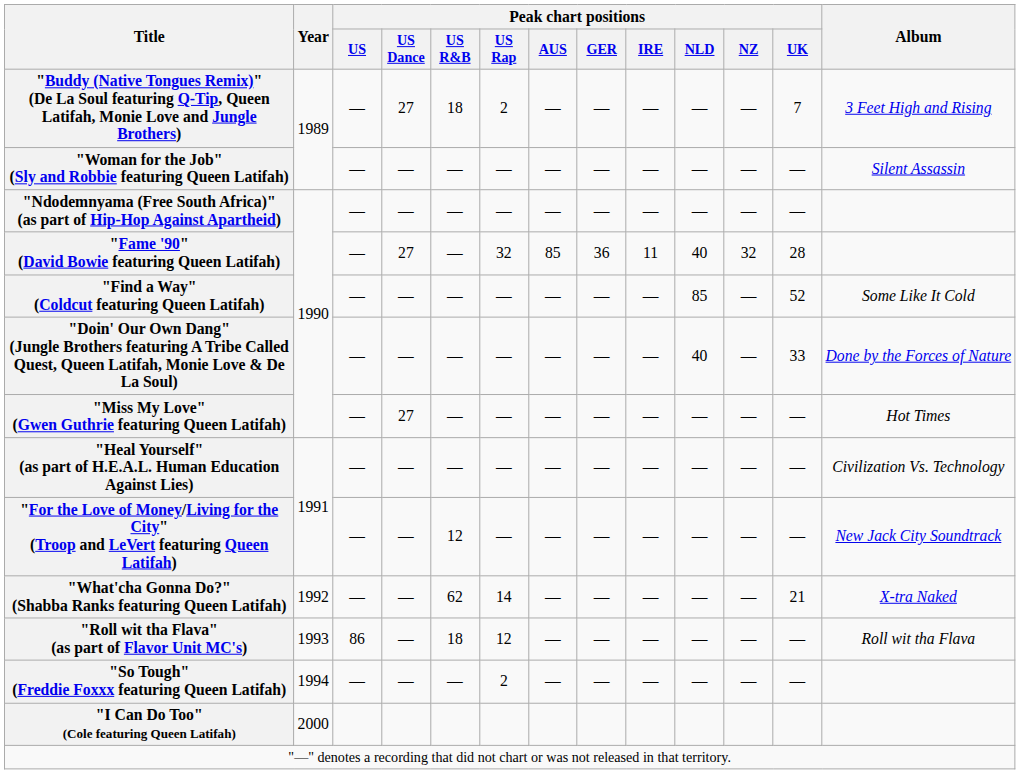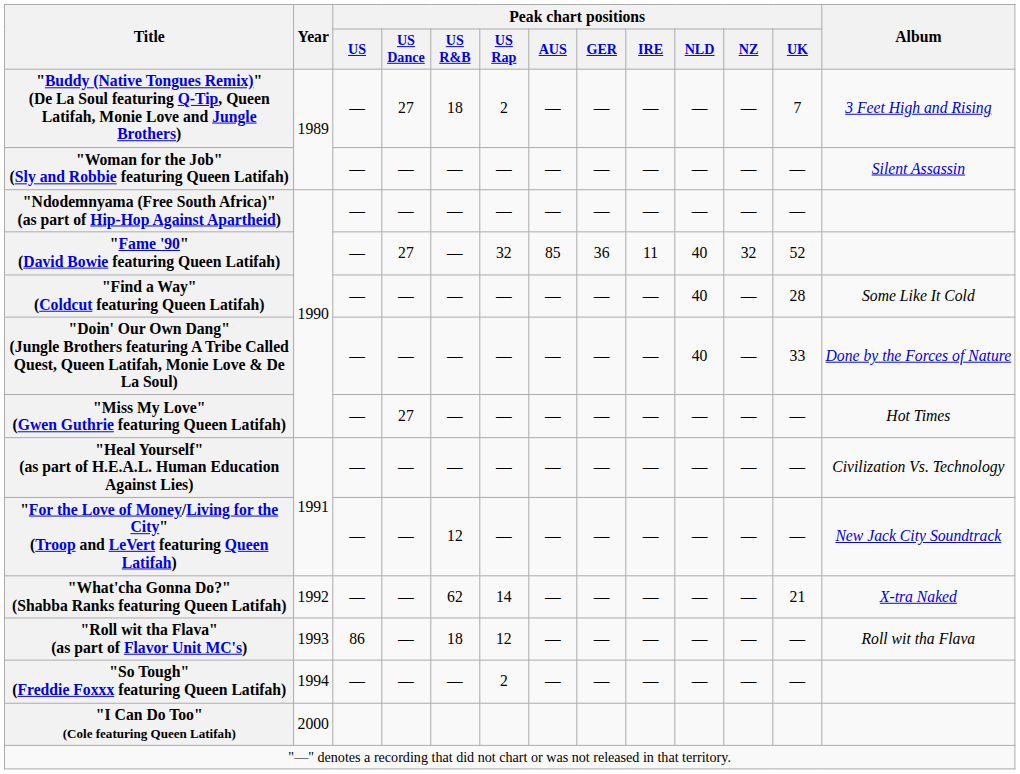(797, 253) 28 -> (797, 253) 52
(700, 295) 85 -> (700, 295) 40
(797, 295) 52 -> (797, 295) 28
